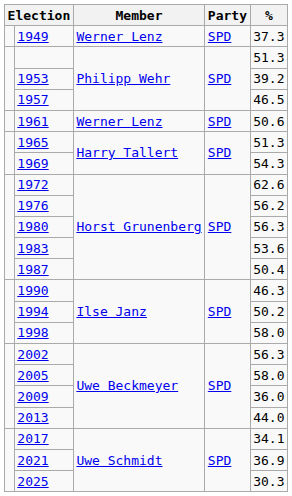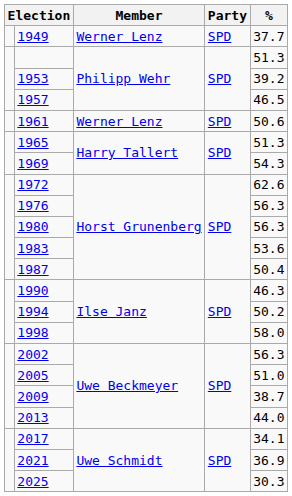(269, 36) 37.3 -> (269, 36) 37.7
(269, 206) 56.2 -> (269, 206) 56.3
(269, 375) 58.0 -> (269, 375) 51.0
(269, 396) 36.0 -> (269, 396) 38.7
